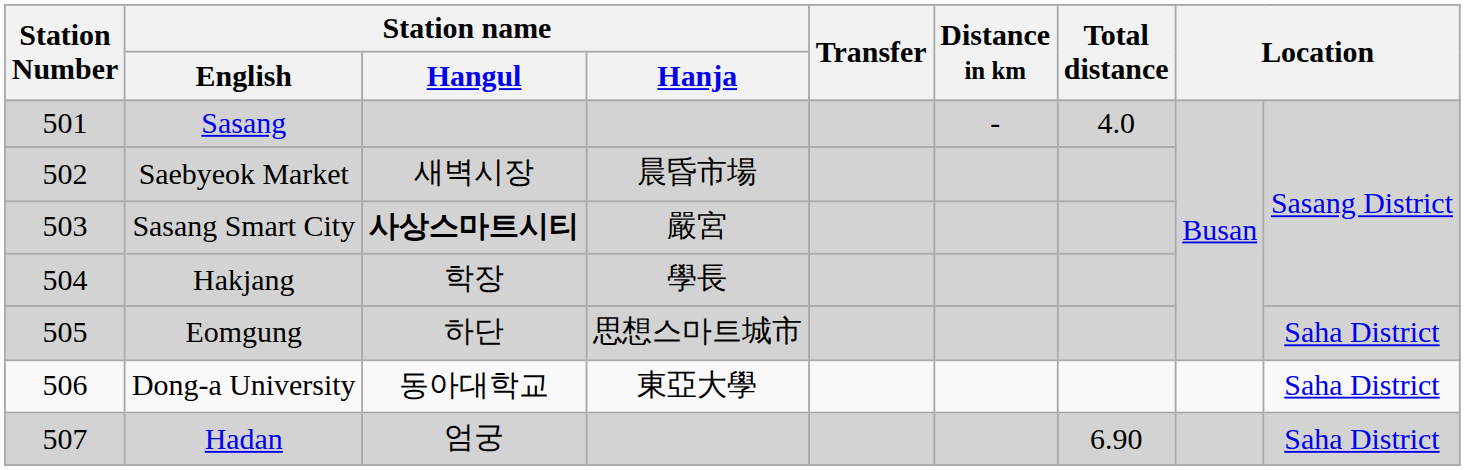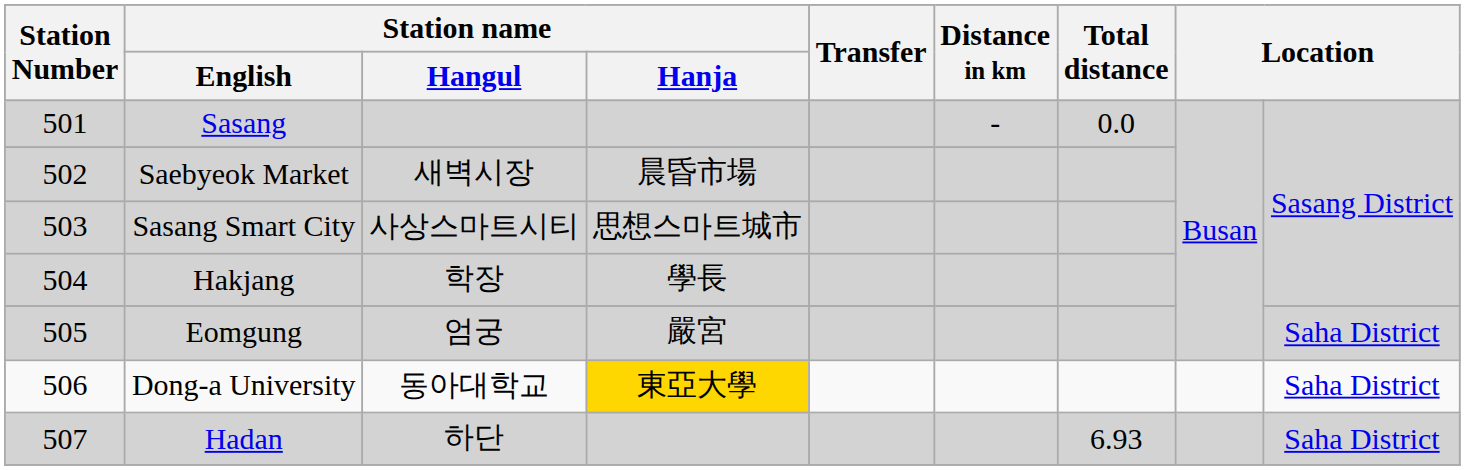(1116, 123) 4.0 -> (1116, 123) 0.0
(474, 225) bold -> (474, 225) normal
(697, 225) 嚴宮 -> (697, 225) 思想스마트城市
(474, 331) 하단 -> (474, 331) 엄궁
(697, 331) 思想스마트城市 -> (697, 331) 嚴宮
(697, 384) no background -> (697, 384) gold background
(474, 437) 엄궁 -> (474, 437) 하단
(1116, 438) 6.90 -> (1116, 438) 6.93
